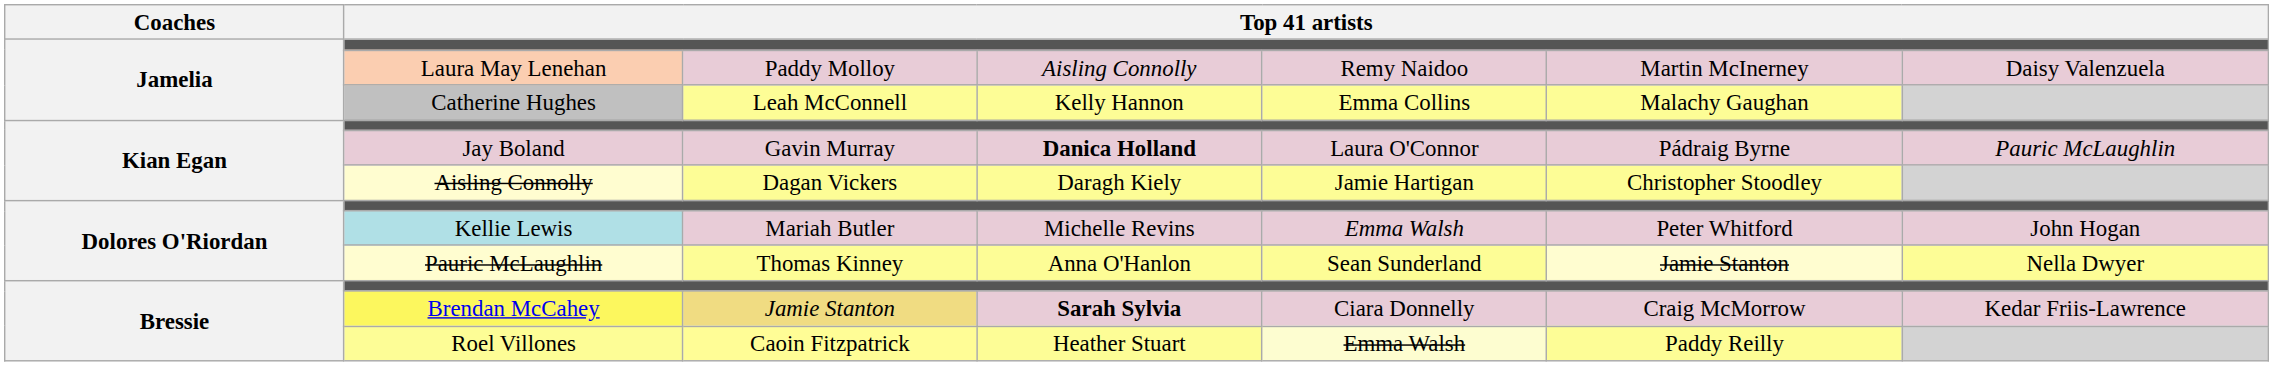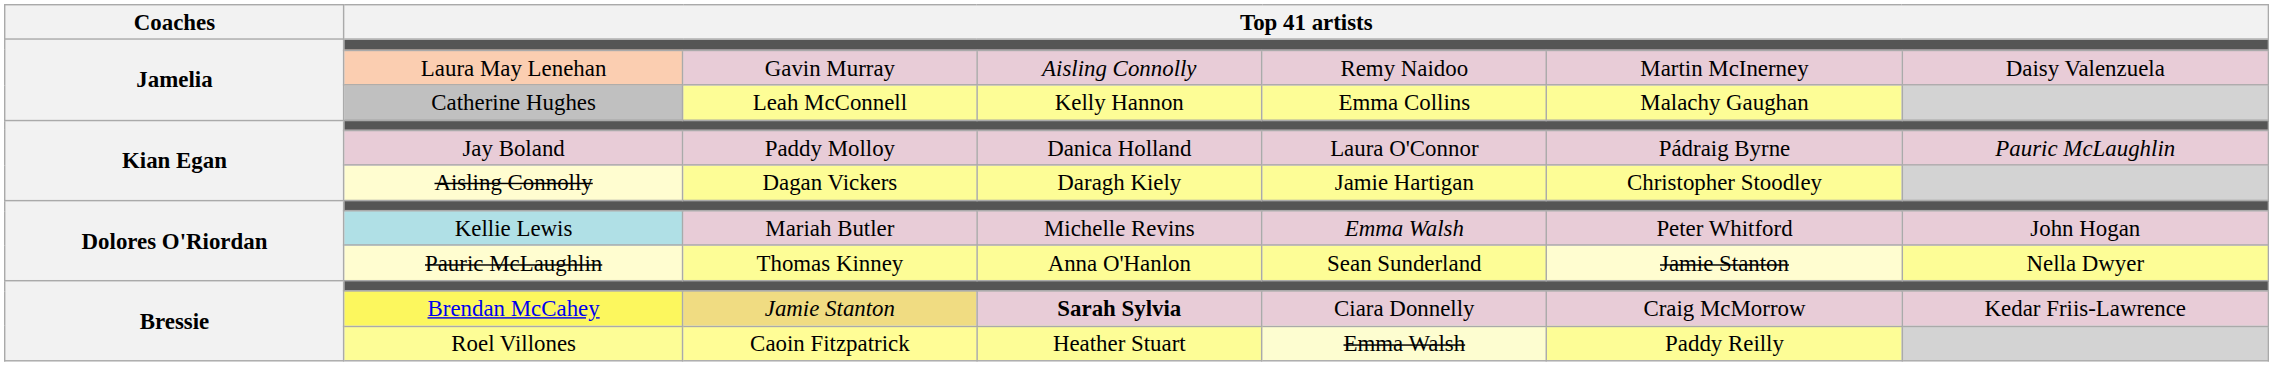(830, 68) Paddy Molloy -> (830, 68) Gavin Murray
(830, 148) Gavin Murray -> (830, 148) Paddy Molloy
(1119, 148) bold -> (1119, 148) normal
